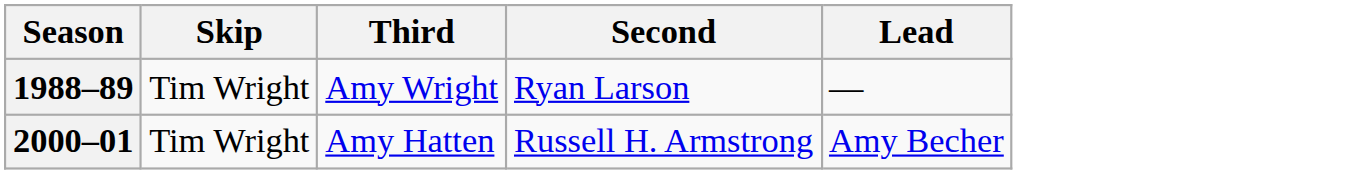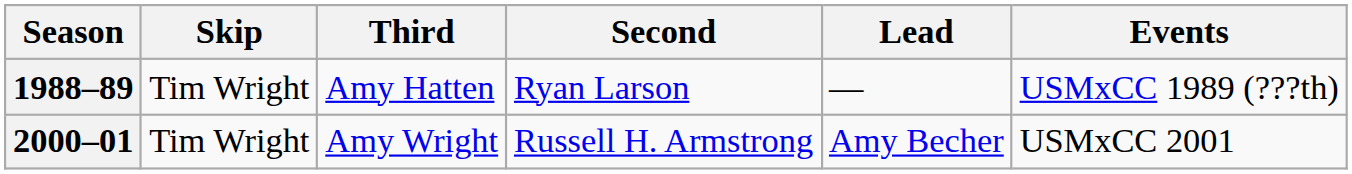+ column: (1179, 31)
(412, 86) Amy Wright -> (410, 86) Amy Hatten
(410, 140) Amy Hatten -> (412, 140) Amy Wright
